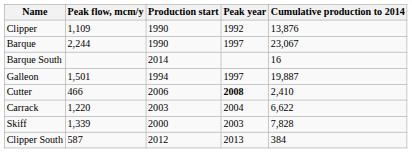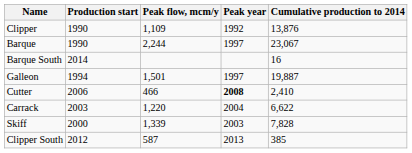columns swapped: (183, 12) <-> (106, 12)
(278, 140) 384 -> (278, 140) 385
